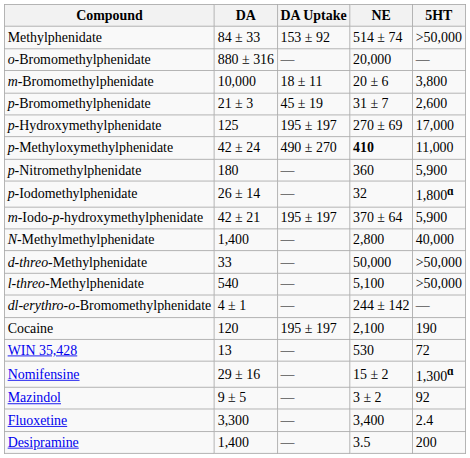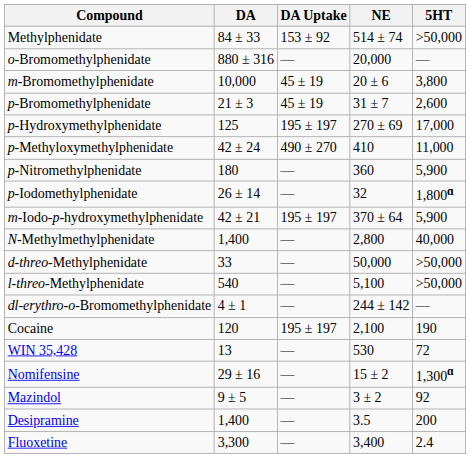(301, 81) 18 ± 11 -> (302, 81) 45 ± 19
(363, 147) bold -> (363, 147) normal
rows swapped: (43, 442) <-> (37, 420)
